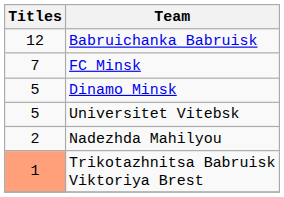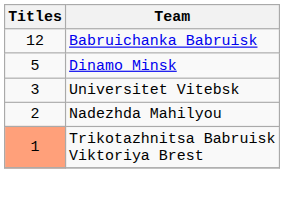- row: (105, 65)
(35, 114) 5 -> (35, 90) 3
